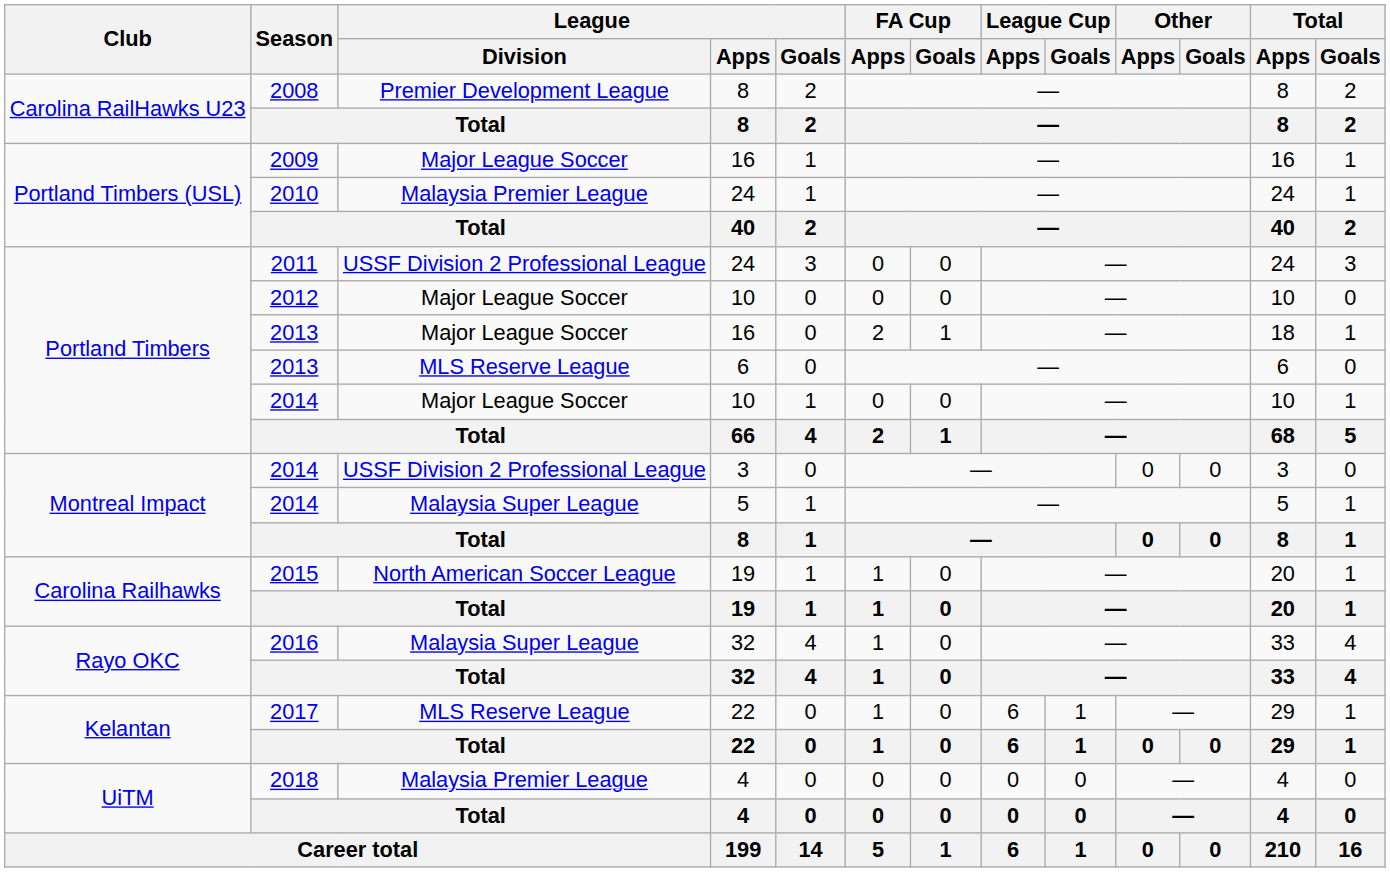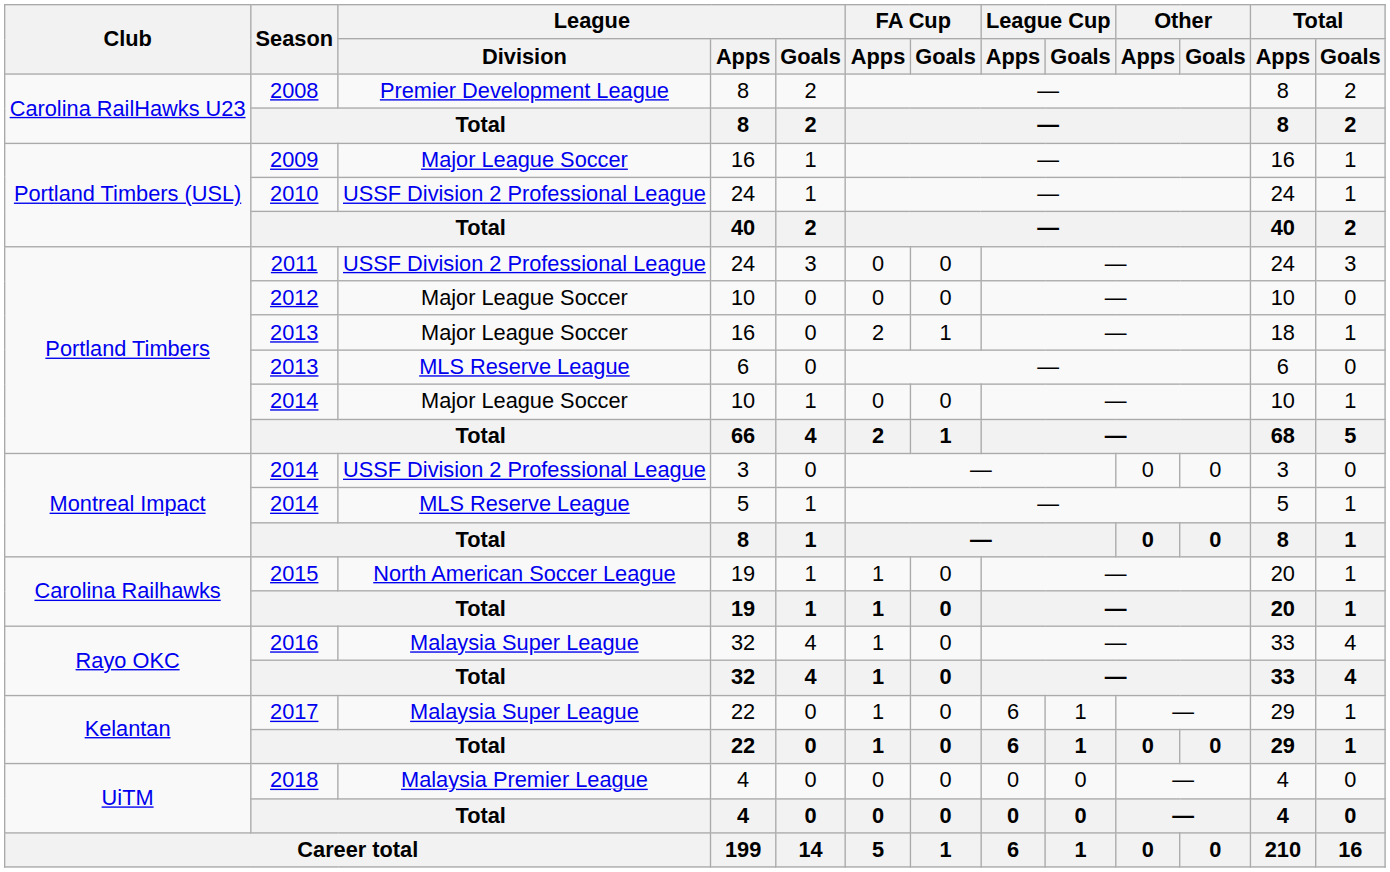(524, 194) Malaysia Premier League -> (524, 194) USSF Division 2 Professional League
(524, 504) Malaysia Super League -> (524, 504) MLS Reserve League
(524, 711) MLS Reserve League -> (524, 711) Malaysia Super League
